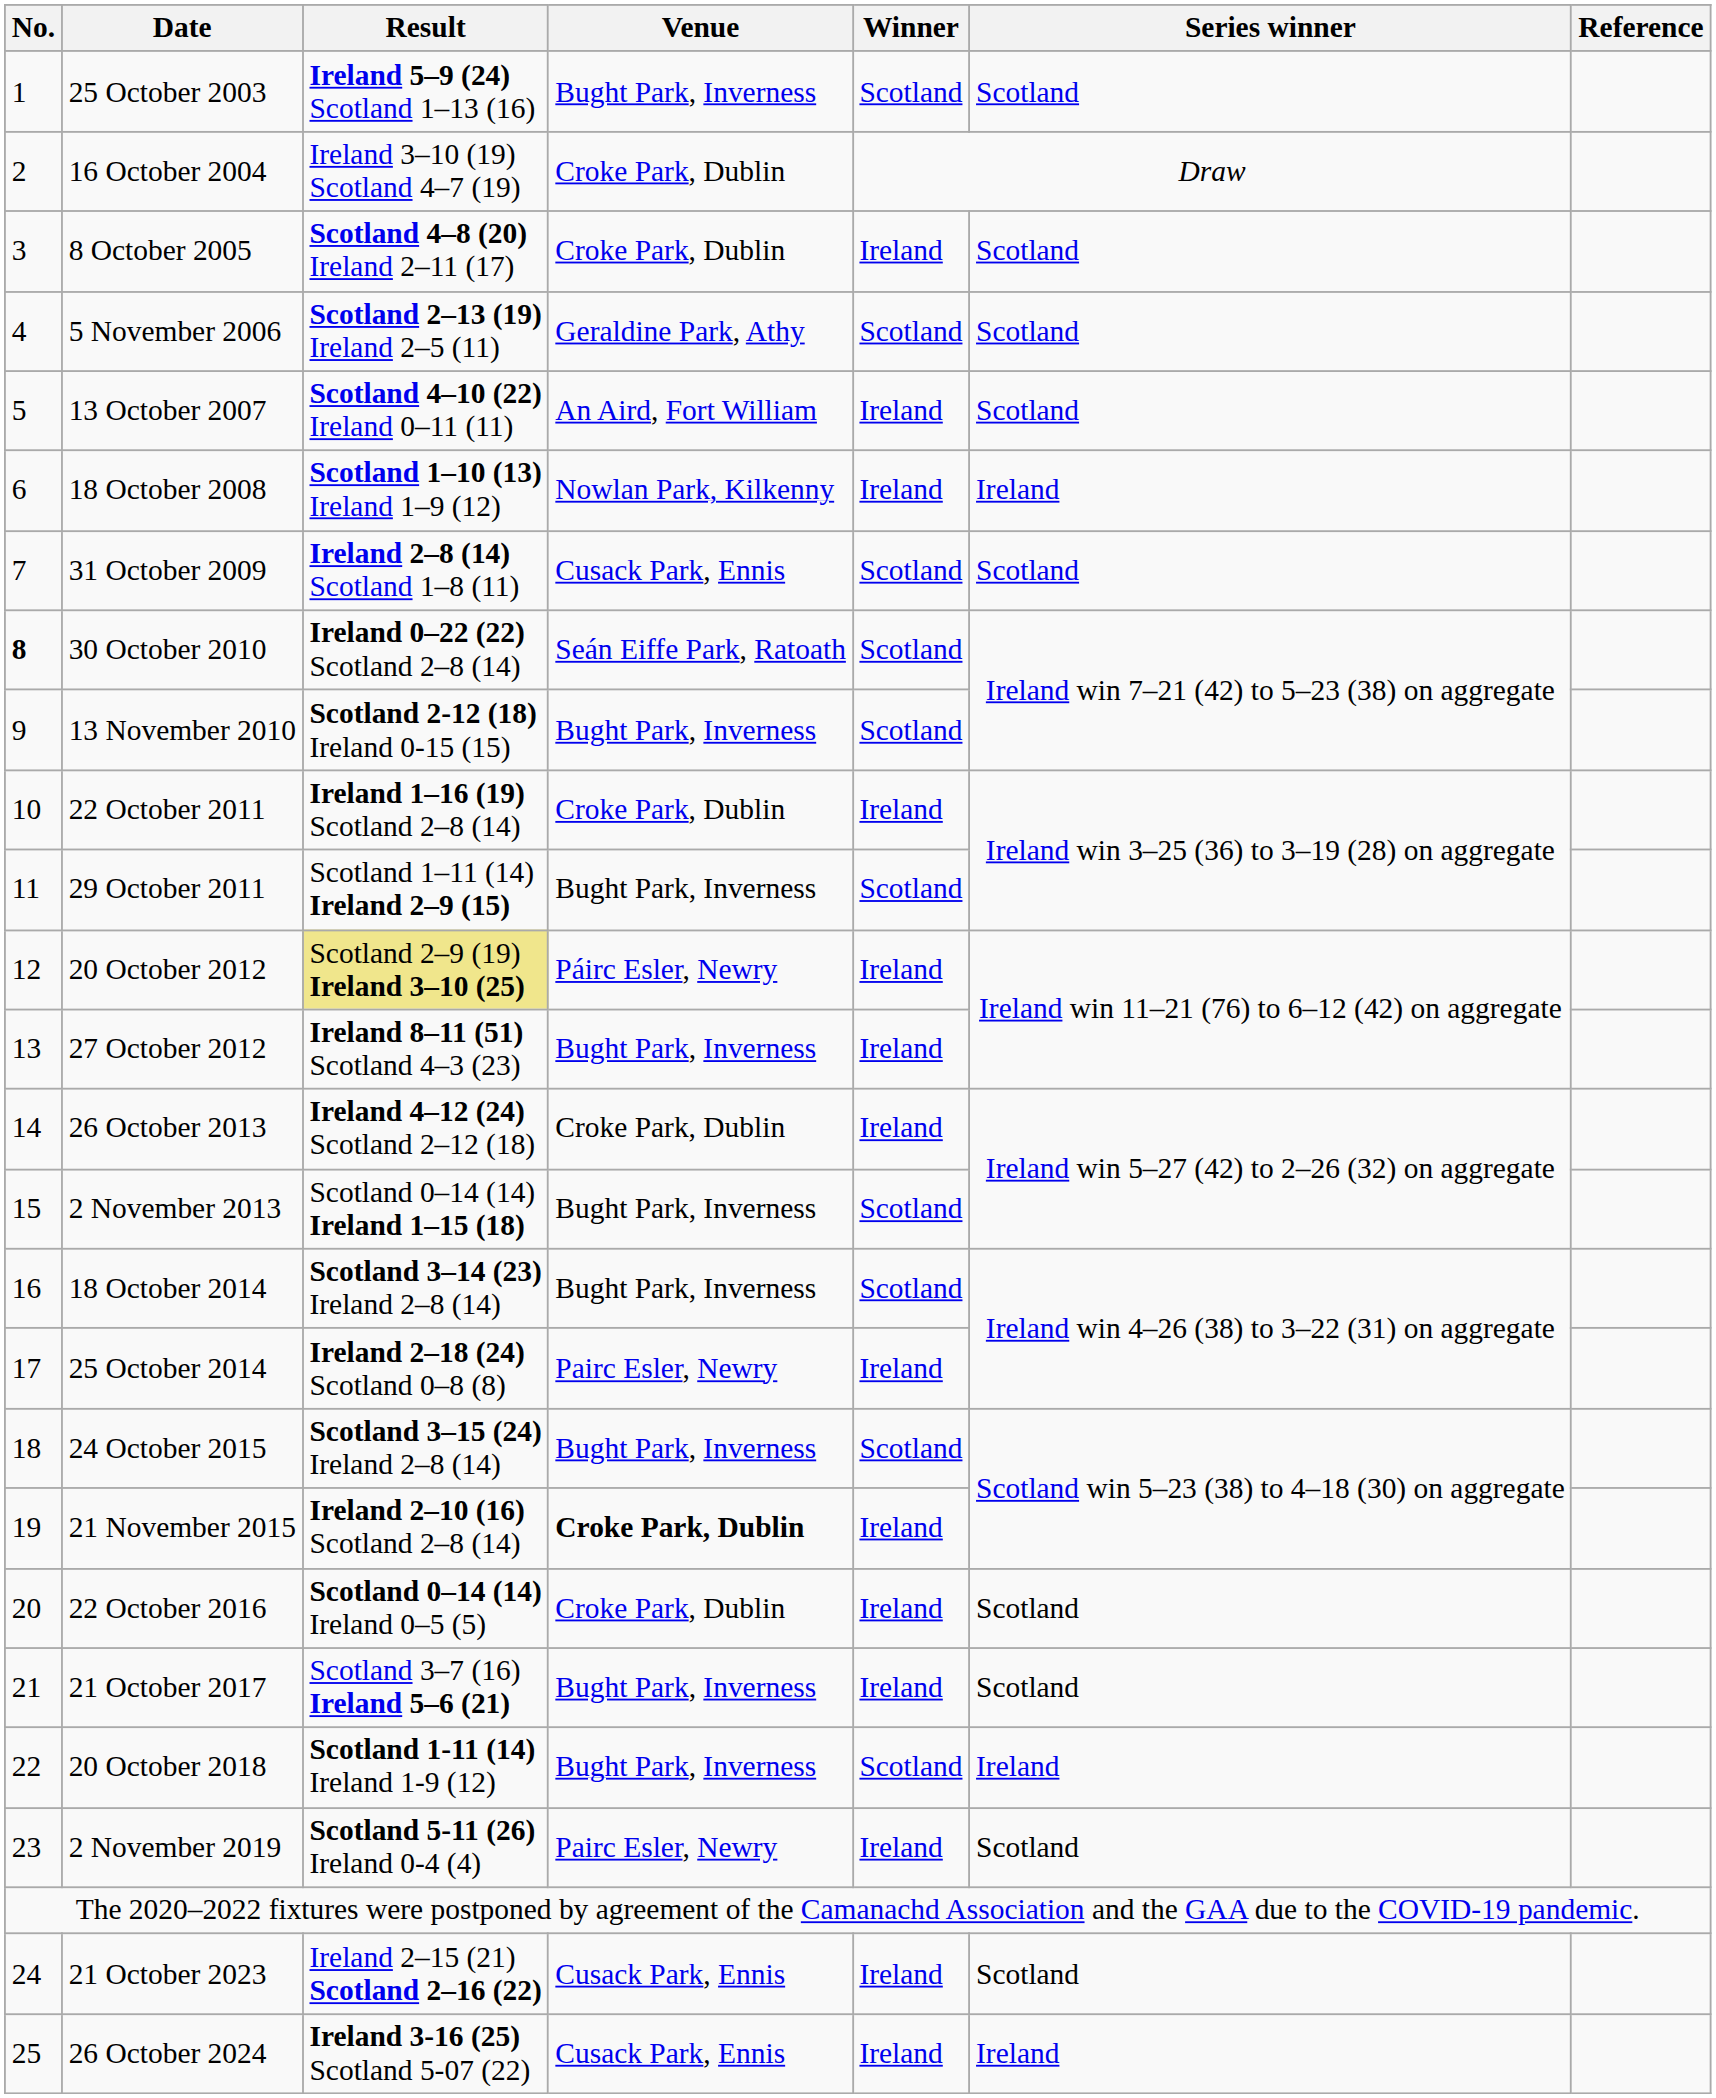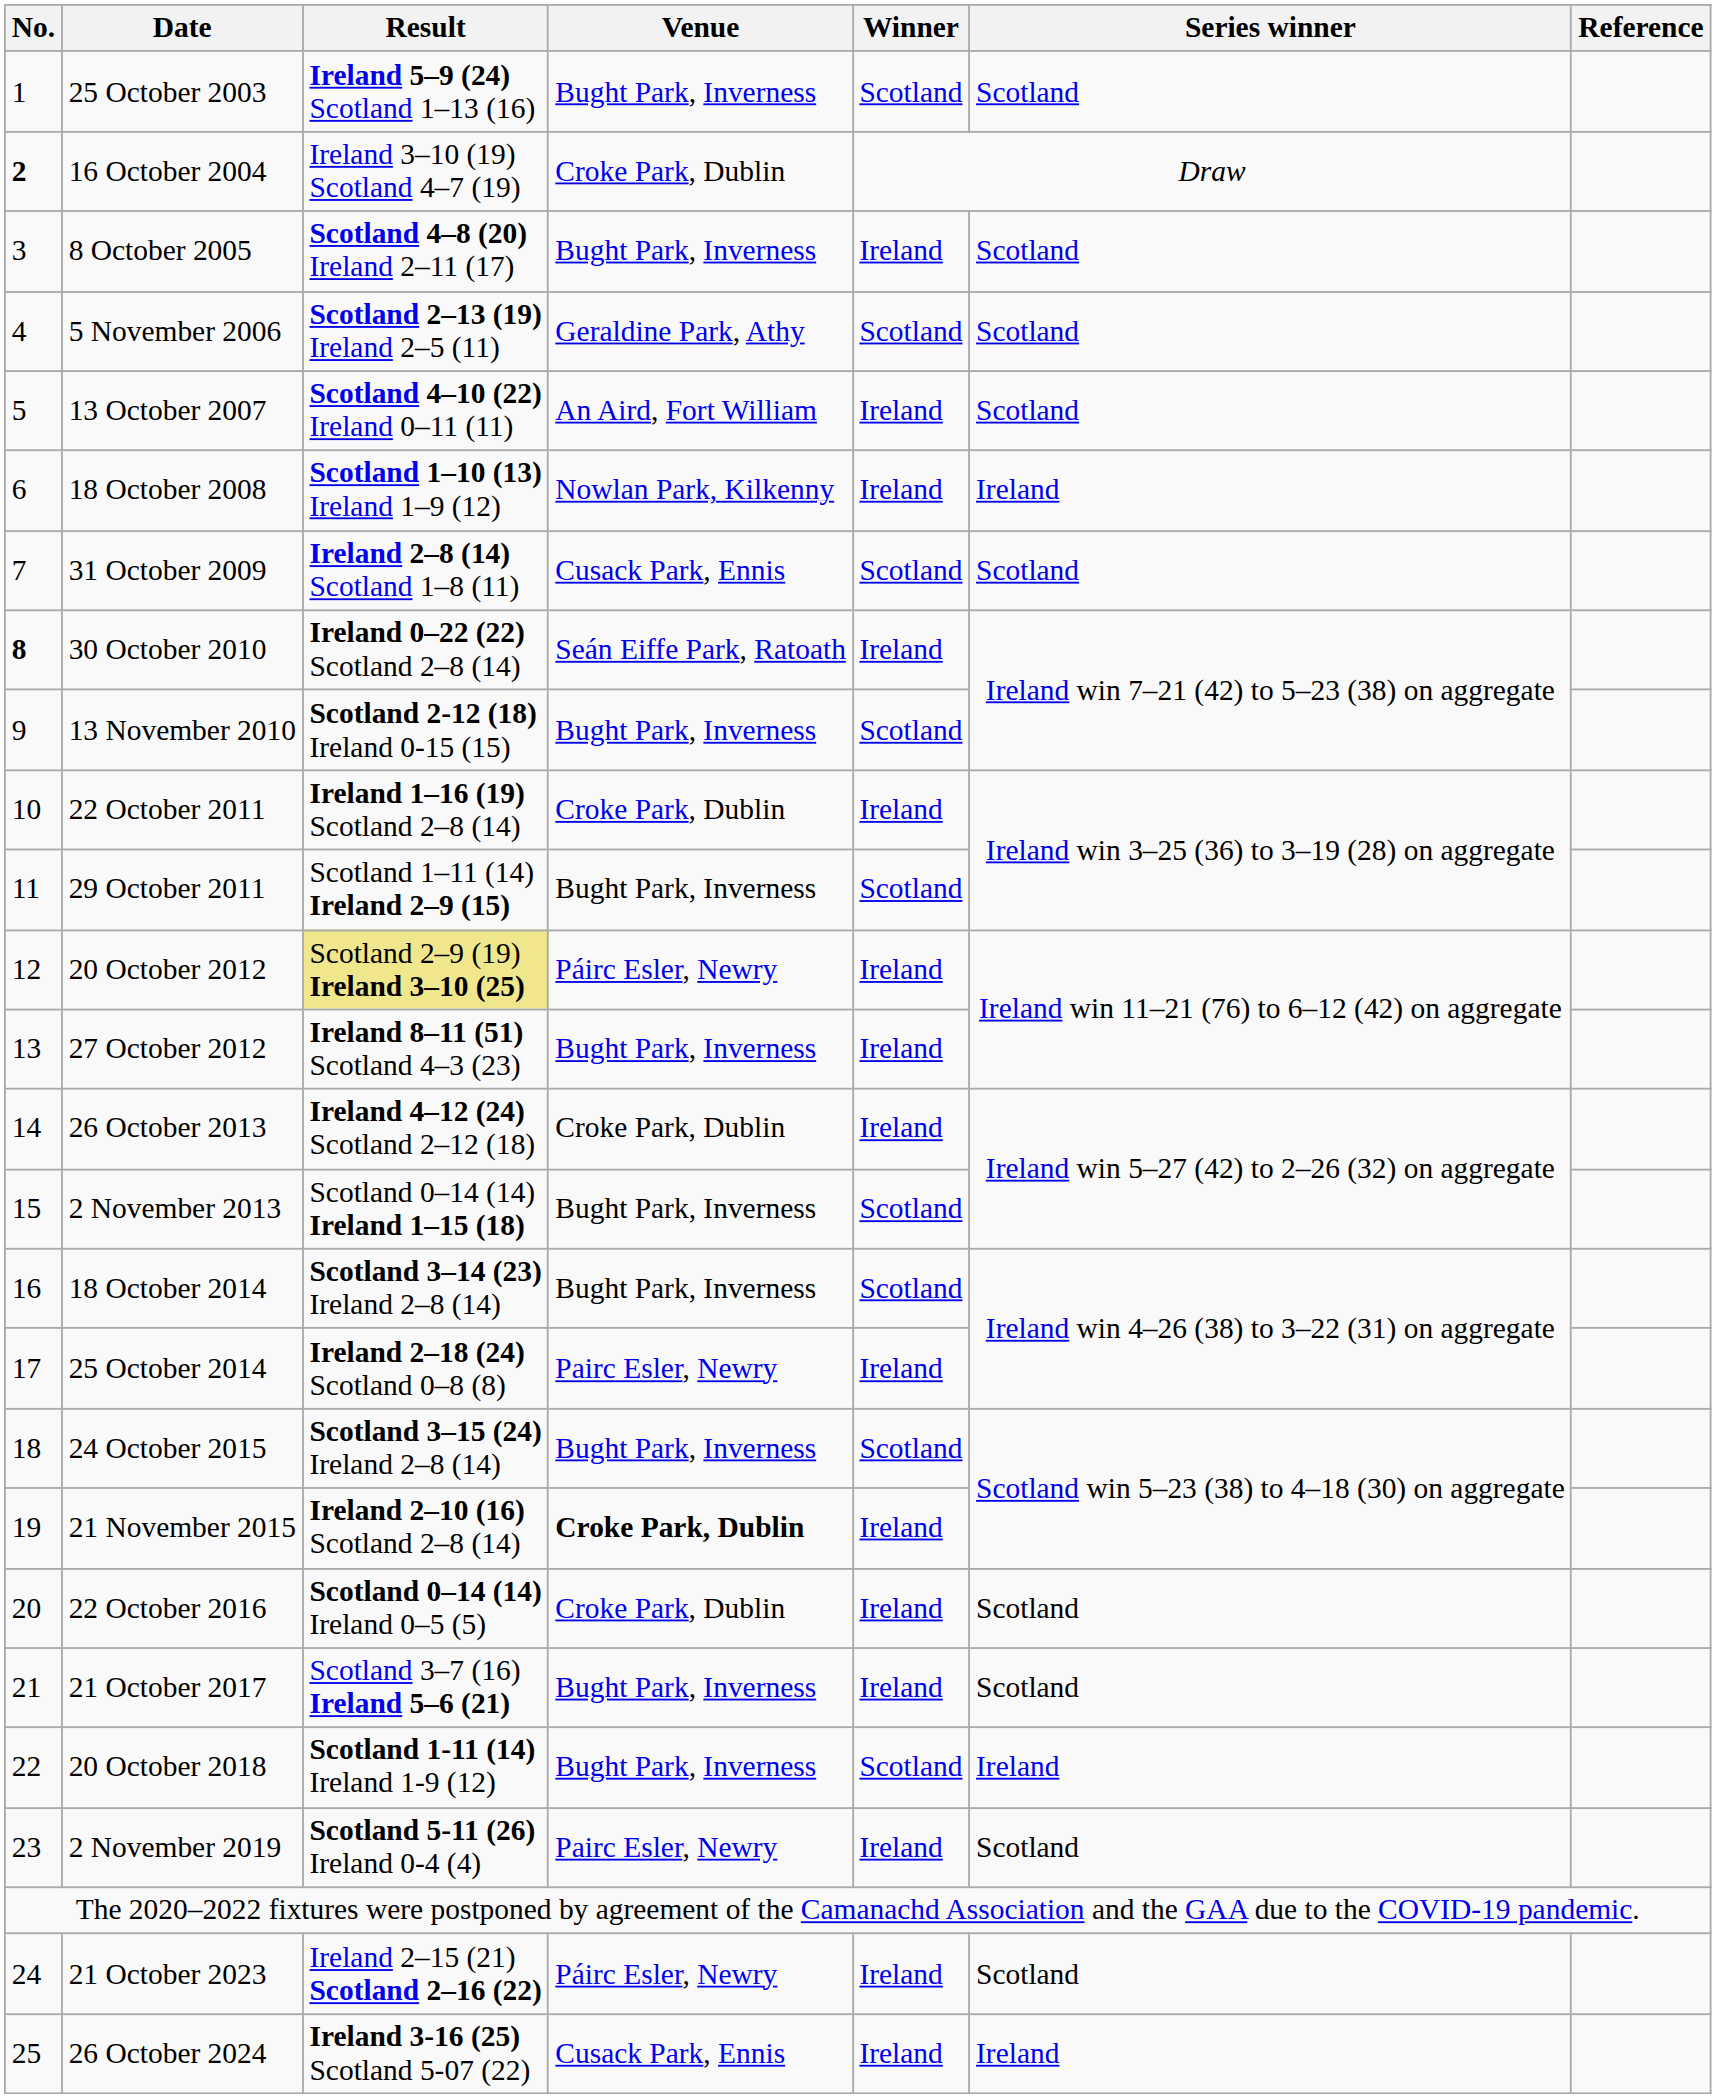(19, 170) normal -> (19, 170) bold
(670, 250) Croke Park, Dublin -> (686, 250) Bught Park, Inverness
(911, 649) Scotland -> (901, 649) Ireland
(670, 1973) Cusack Park, Ennis -> (666, 1973) Páirc Esler, Newry
